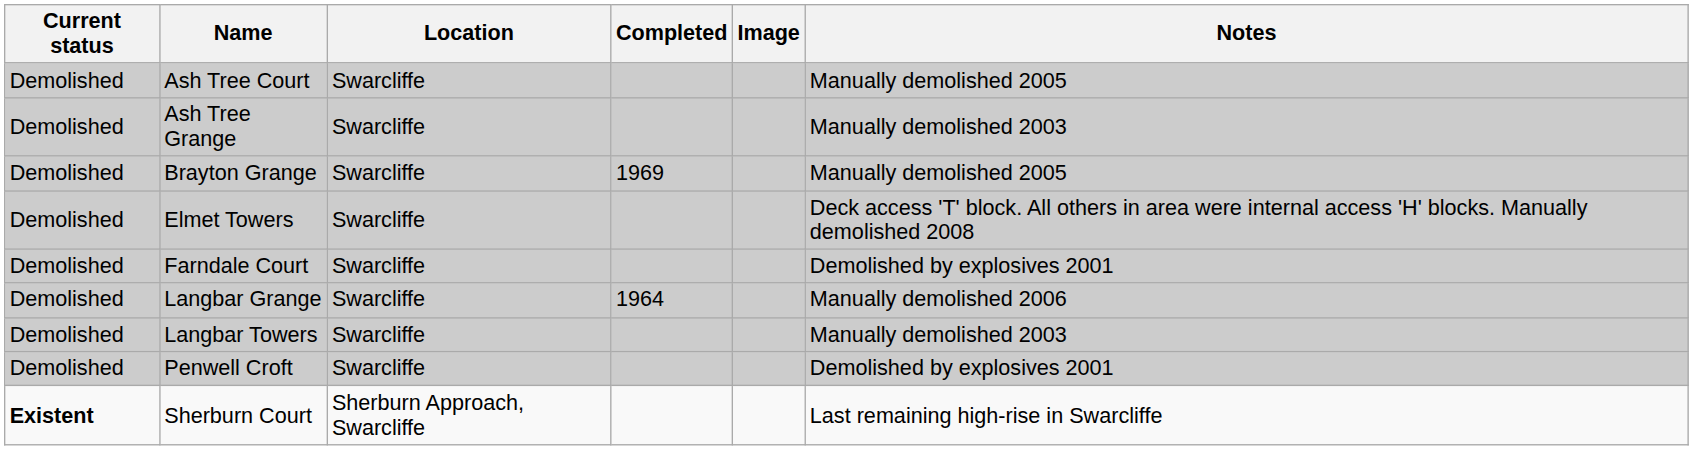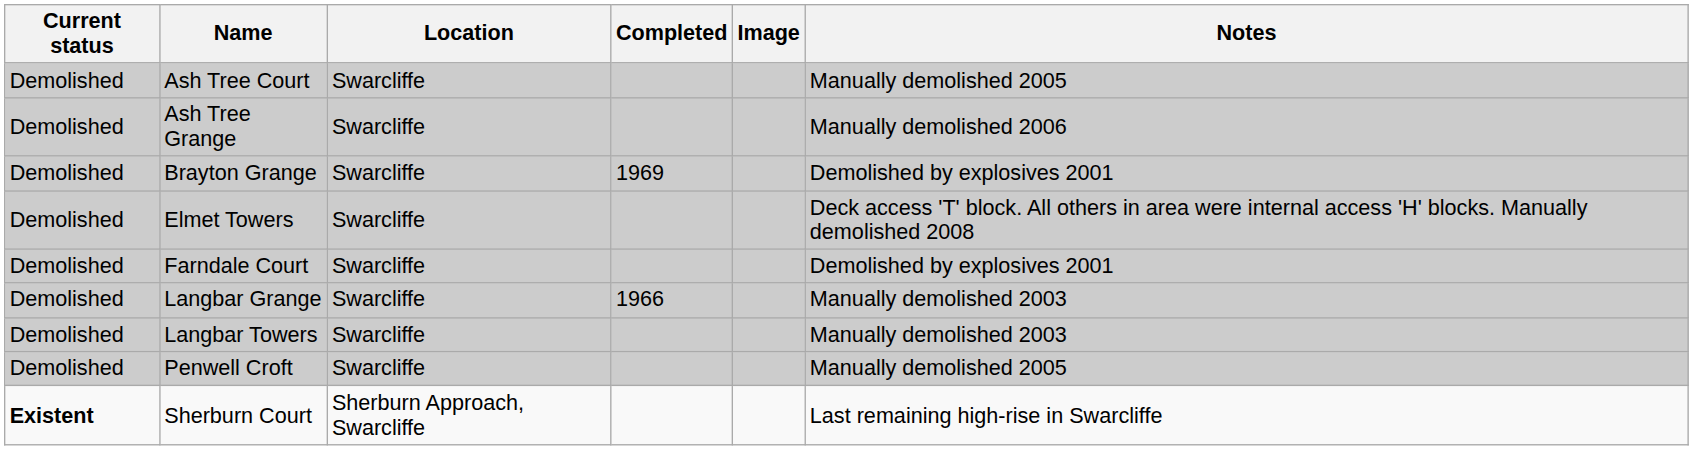(938, 126) Manually demolished 2003 -> (938, 126) Manually demolished 2006
(938, 172) Manually demolished 2005 -> (962, 172) Demolished by explosives 2001
(640, 300) 1964 -> (640, 300) 1966
(938, 300) Manually demolished 2006 -> (938, 300) Manually demolished 2003
(962, 368) Demolished by explosives 2001 -> (938, 368) Manually demolished 2005
